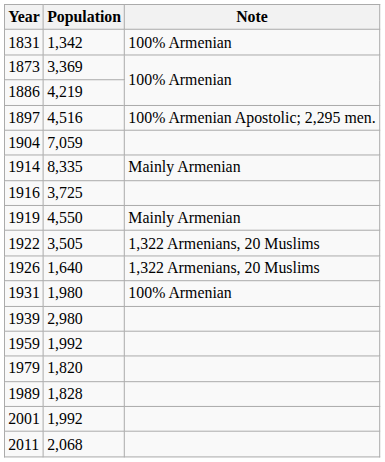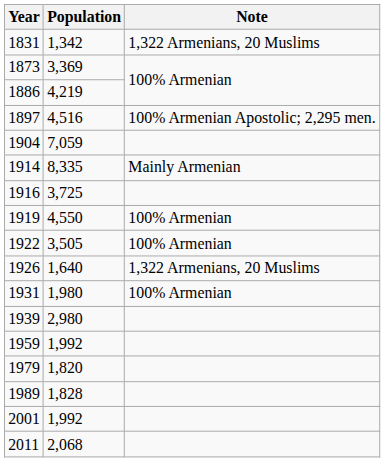(180, 42) 100% Armenian -> (224, 42) 1,322 Armenians, 20 Muslims
(184, 218) Mainly Armenian -> (180, 218) 100% Armenian
(224, 243) 1,322 Armenians, 20 Muslims -> (180, 243) 100% Armenian
